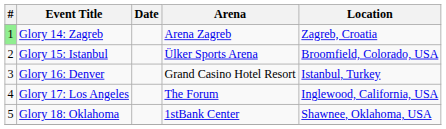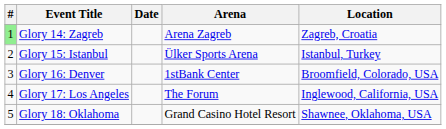(370, 54) Broomfield, Colorado, USA -> (341, 54) Istanbul, Turkey
(230, 74) Grand Casino Hotel Resort -> (202, 74) 1stBank Center
(341, 74) Istanbul, Turkey -> (370, 74) Broomfield, Colorado, USA
(202, 114) 1stBank Center -> (230, 114) Grand Casino Hotel Resort
